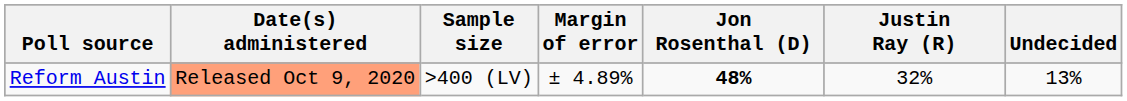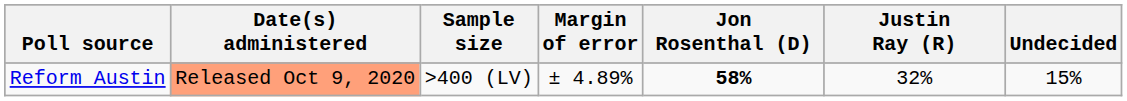(734, 79) 48% -> (734, 79) 58%
(1063, 79) 13% -> (1063, 79) 15%
